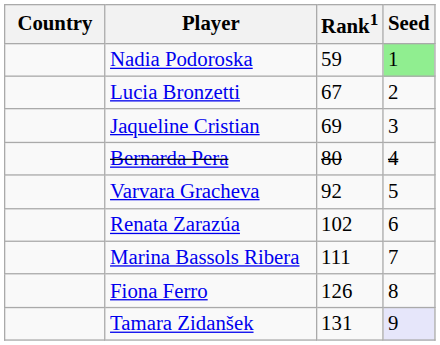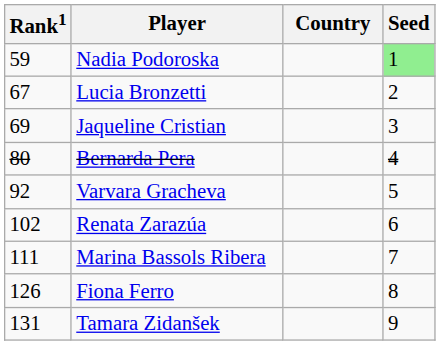columns swapped: (55, 23) <-> (350, 23)
(393, 323) lavender background -> (393, 323) no background
